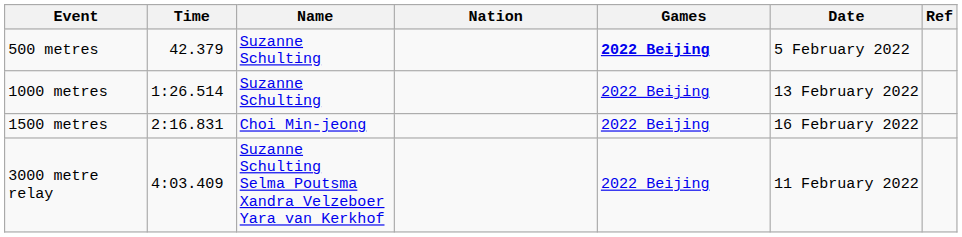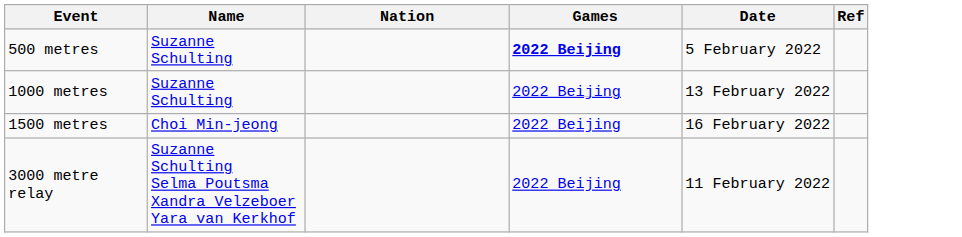- column: (192, 17)
